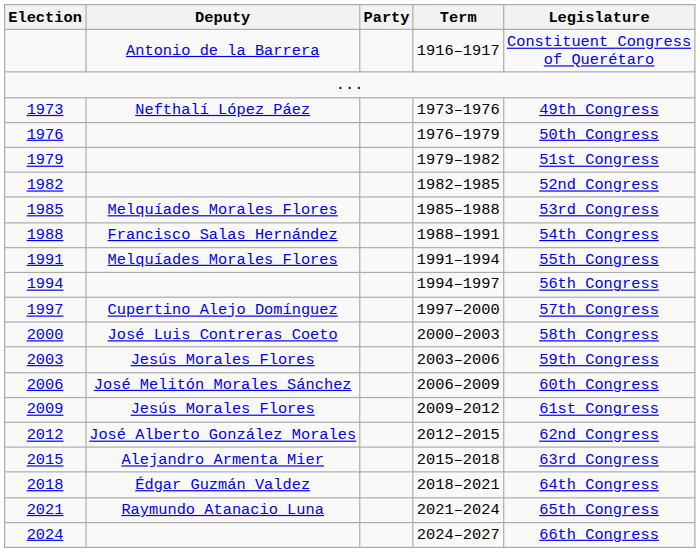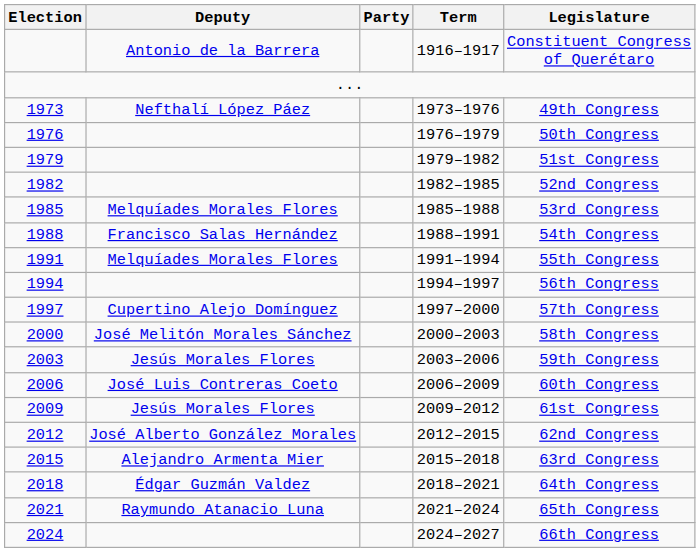(223, 335) José Luis Contreras Coeto -> (223, 335) José Melitón Morales Sánchez
(223, 385) José Melitón Morales Sánchez -> (223, 385) José Luis Contreras Coeto
